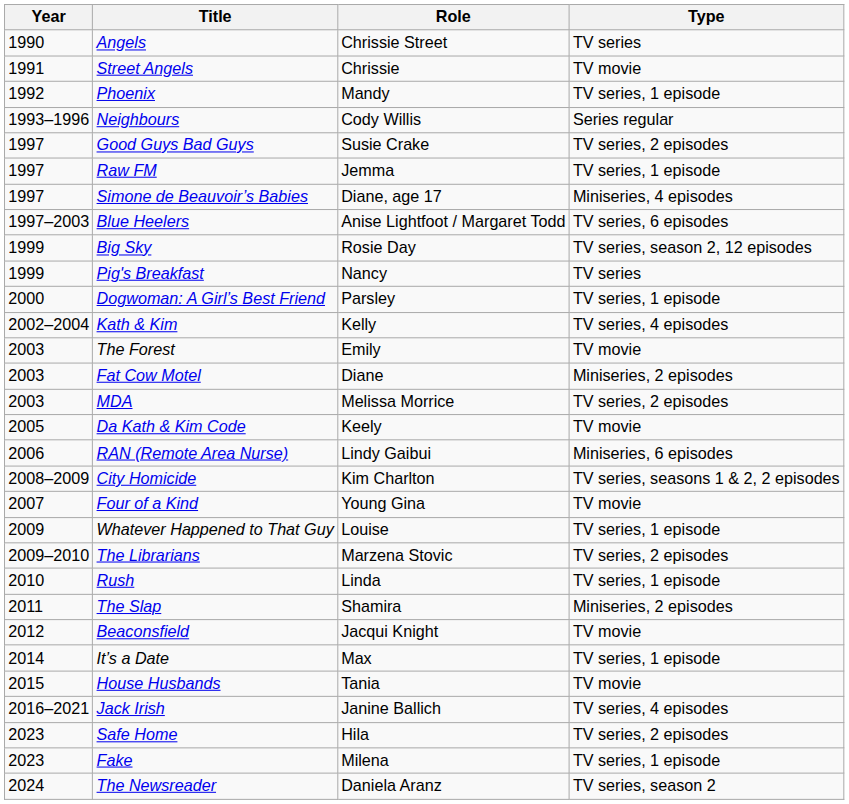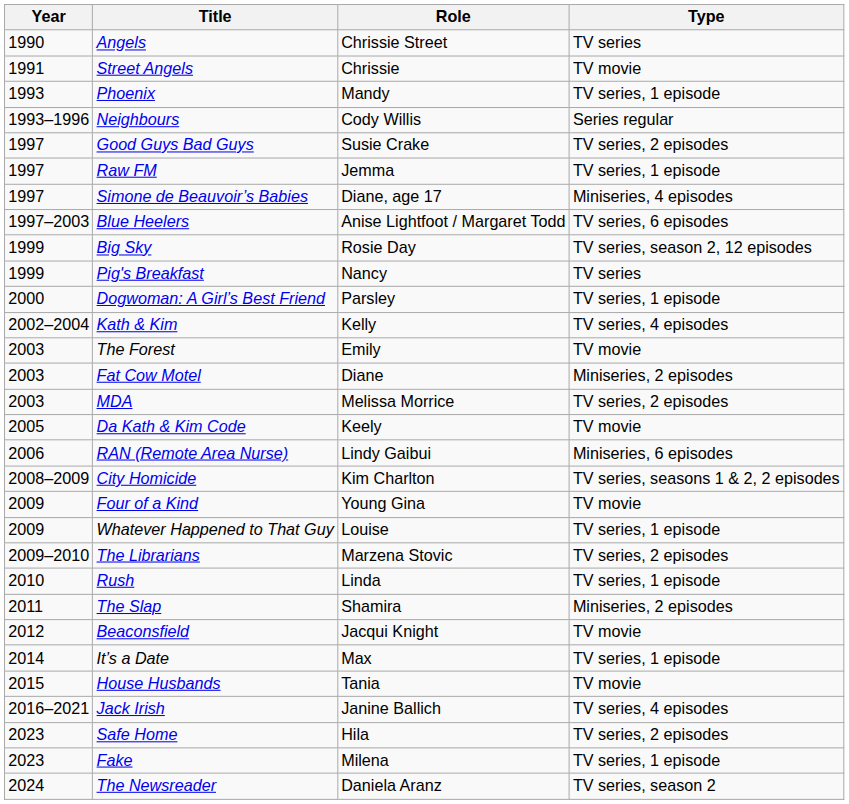(26, 94) 1992 -> (26, 94) 1993
(26, 504) 2007 -> (26, 504) 2009
